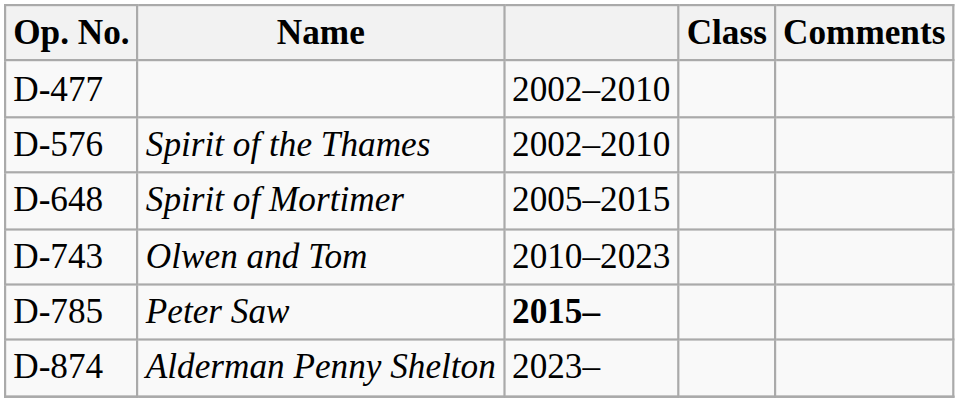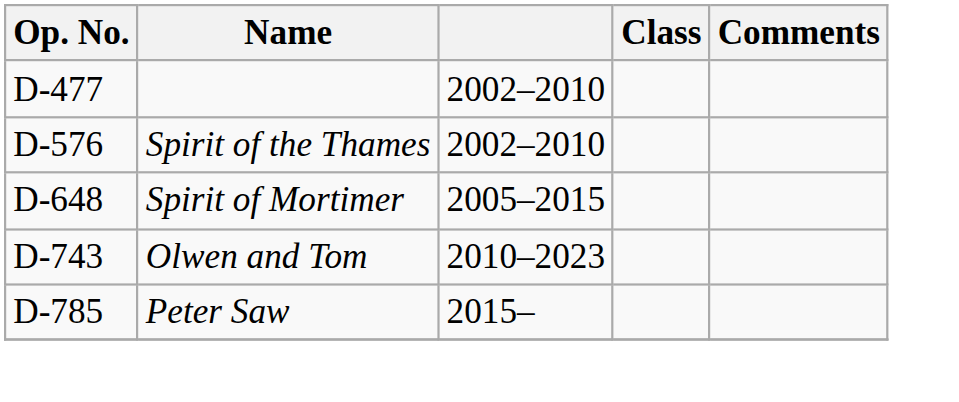(556, 311) bold -> (491, 311) normal
- row: (58, 367)
